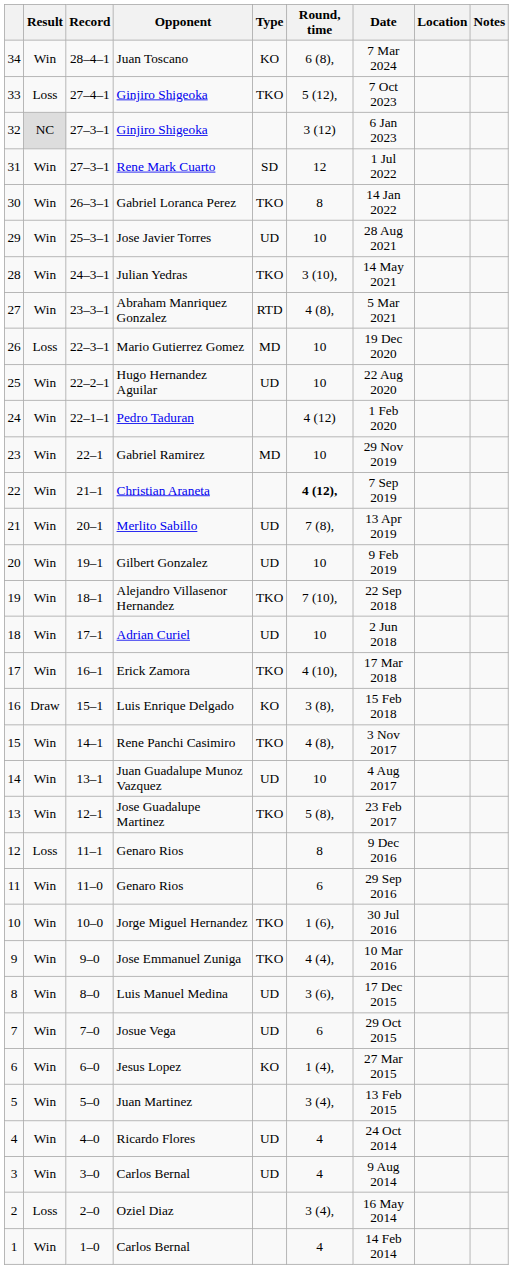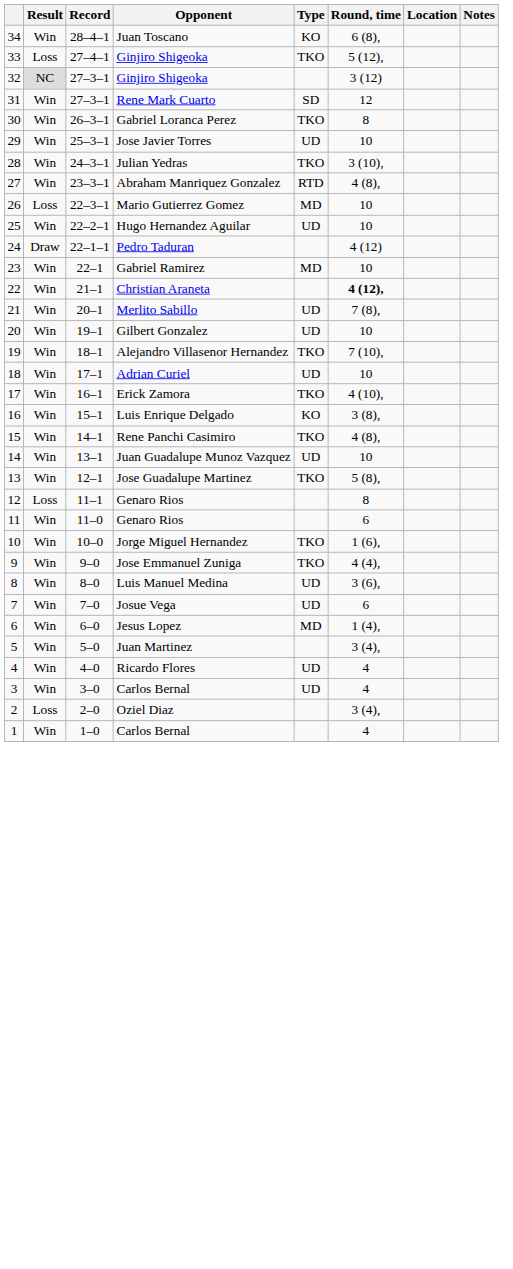- column: (383, 22)
(45, 418) Win -> (45, 246) Draw
(45, 706) Draw -> (45, 415) Win
(270, 1066) KO -> (311, 625) MD
